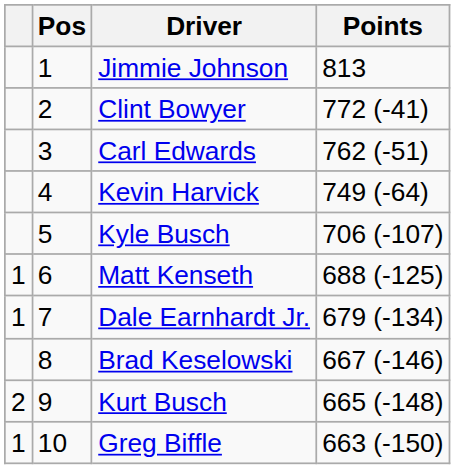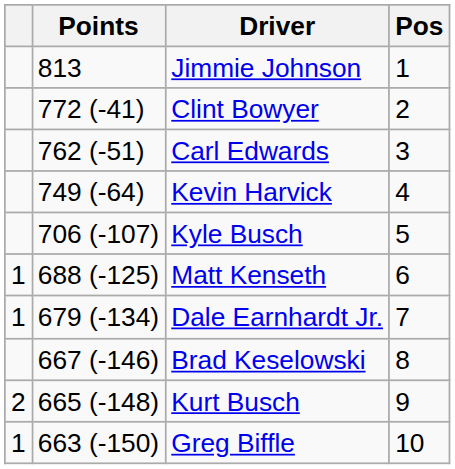columns swapped: (62, 26) <-> (383, 26)
